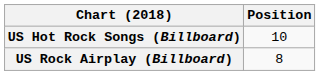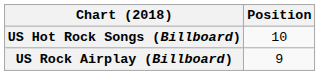(279, 59) 8 -> (279, 59) 9
